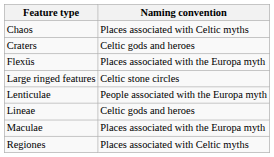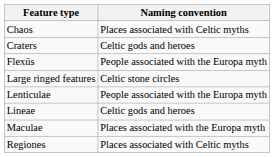(183, 62) Places associated with the Europa myth -> (184, 62) People associated with the Europa myth
